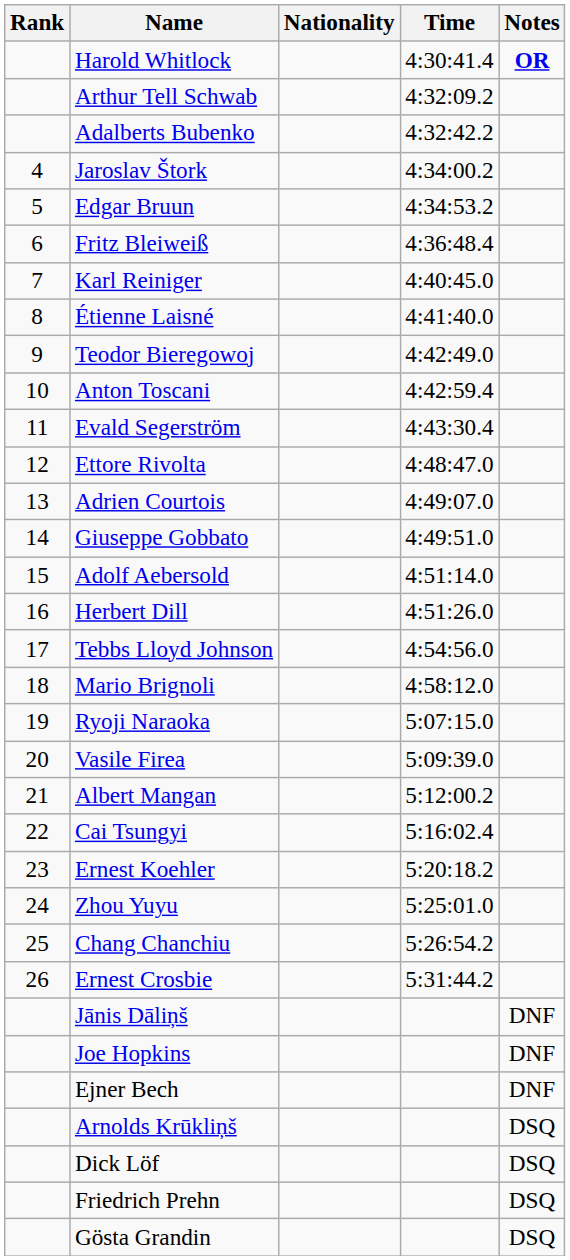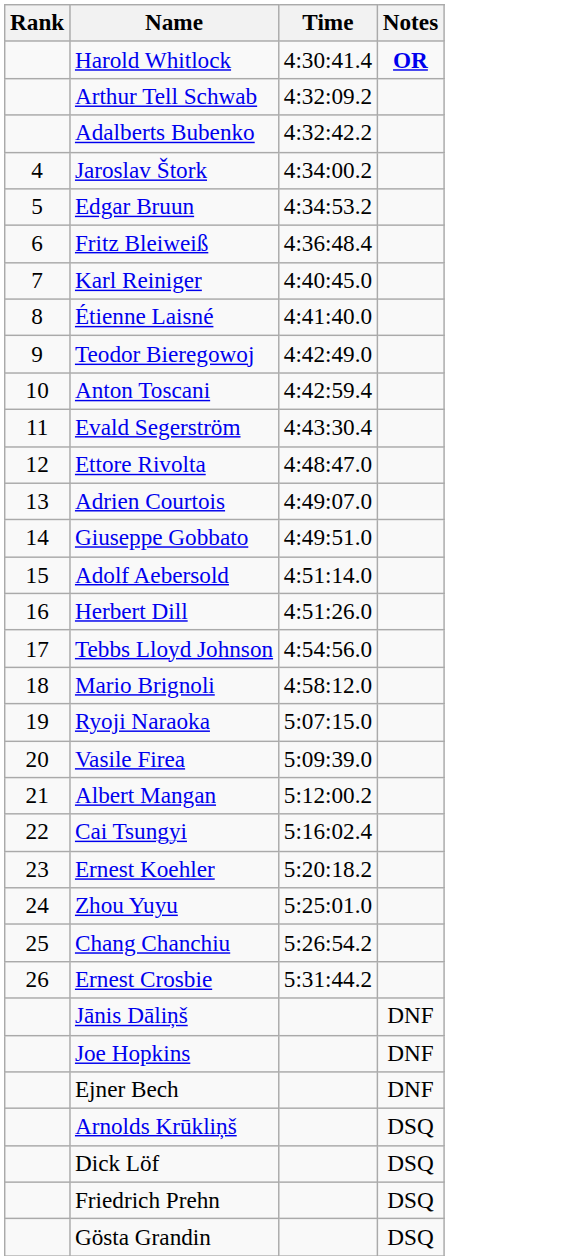- column: (339, 22)
